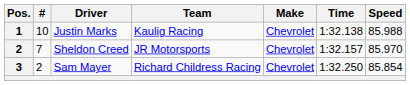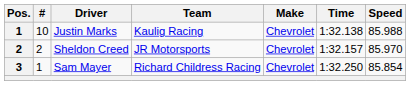(39, 49) 7 -> (39, 49) 2
(39, 67) 2 -> (39, 67) 1
